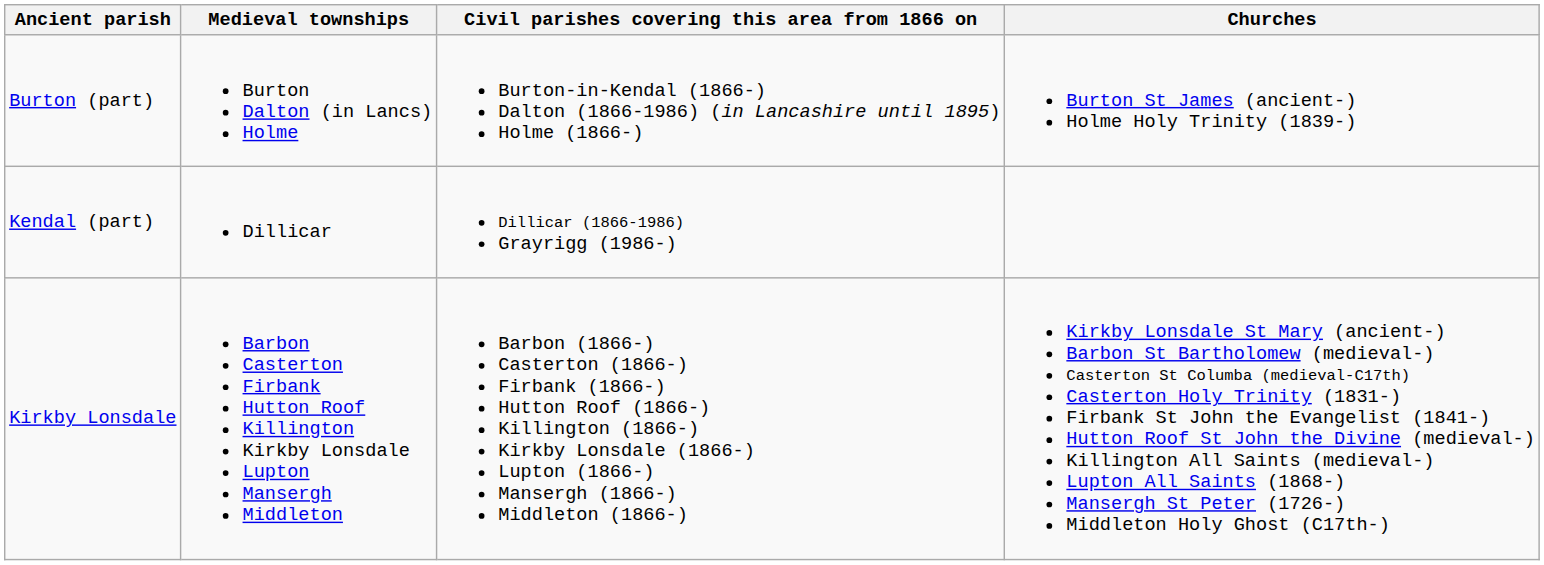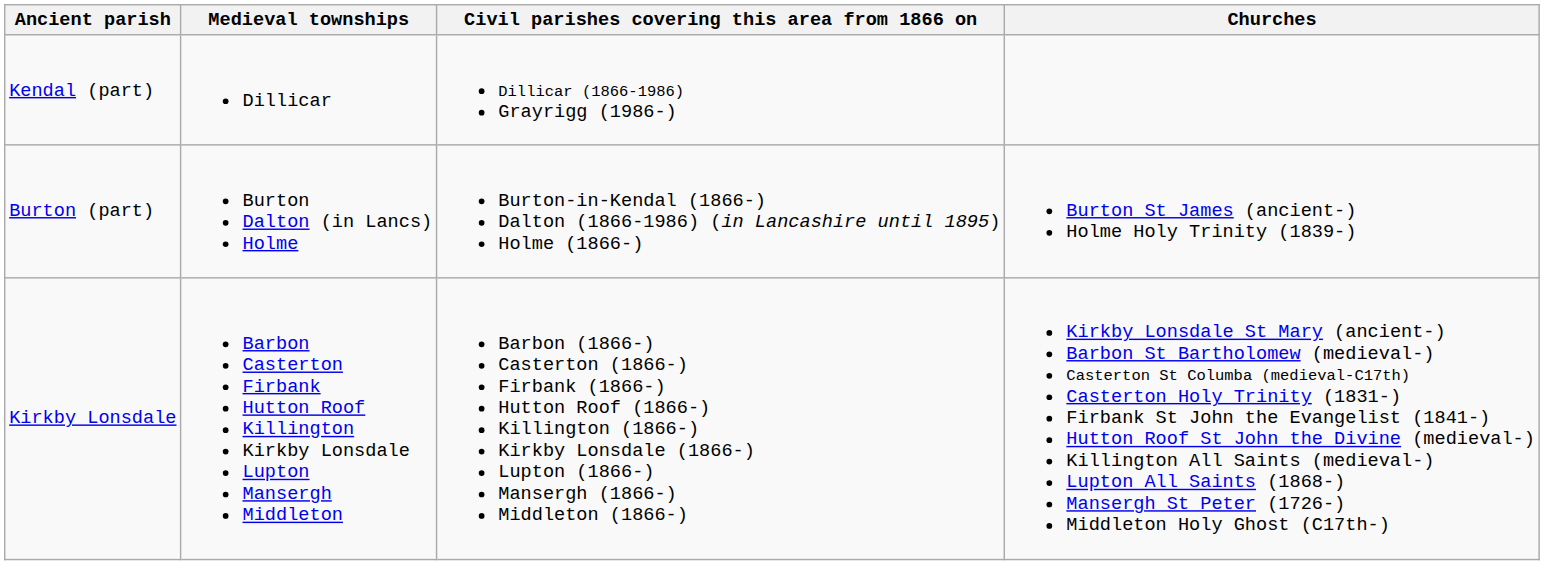rows swapped: (82, 101) <-> (82, 222)
